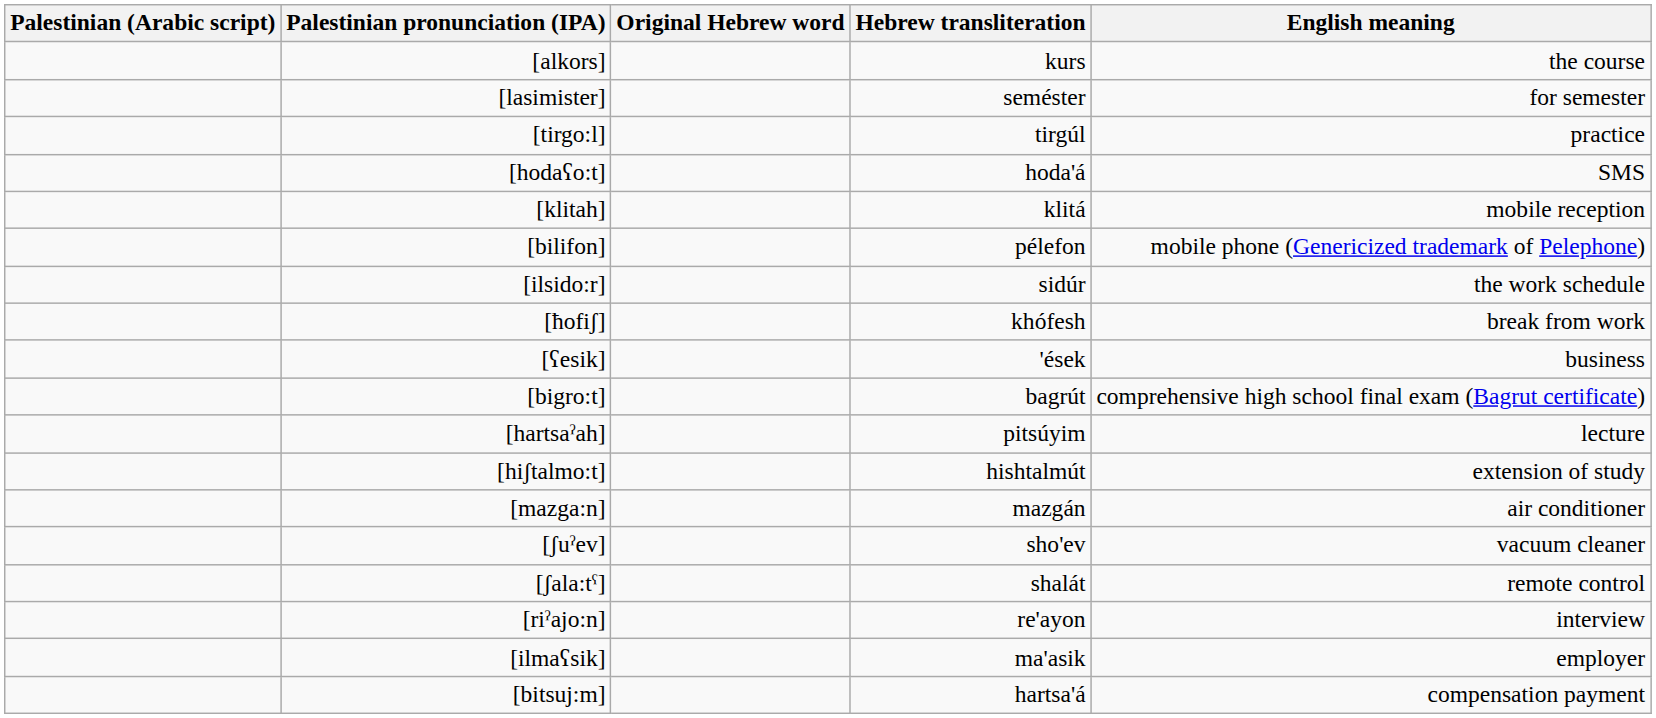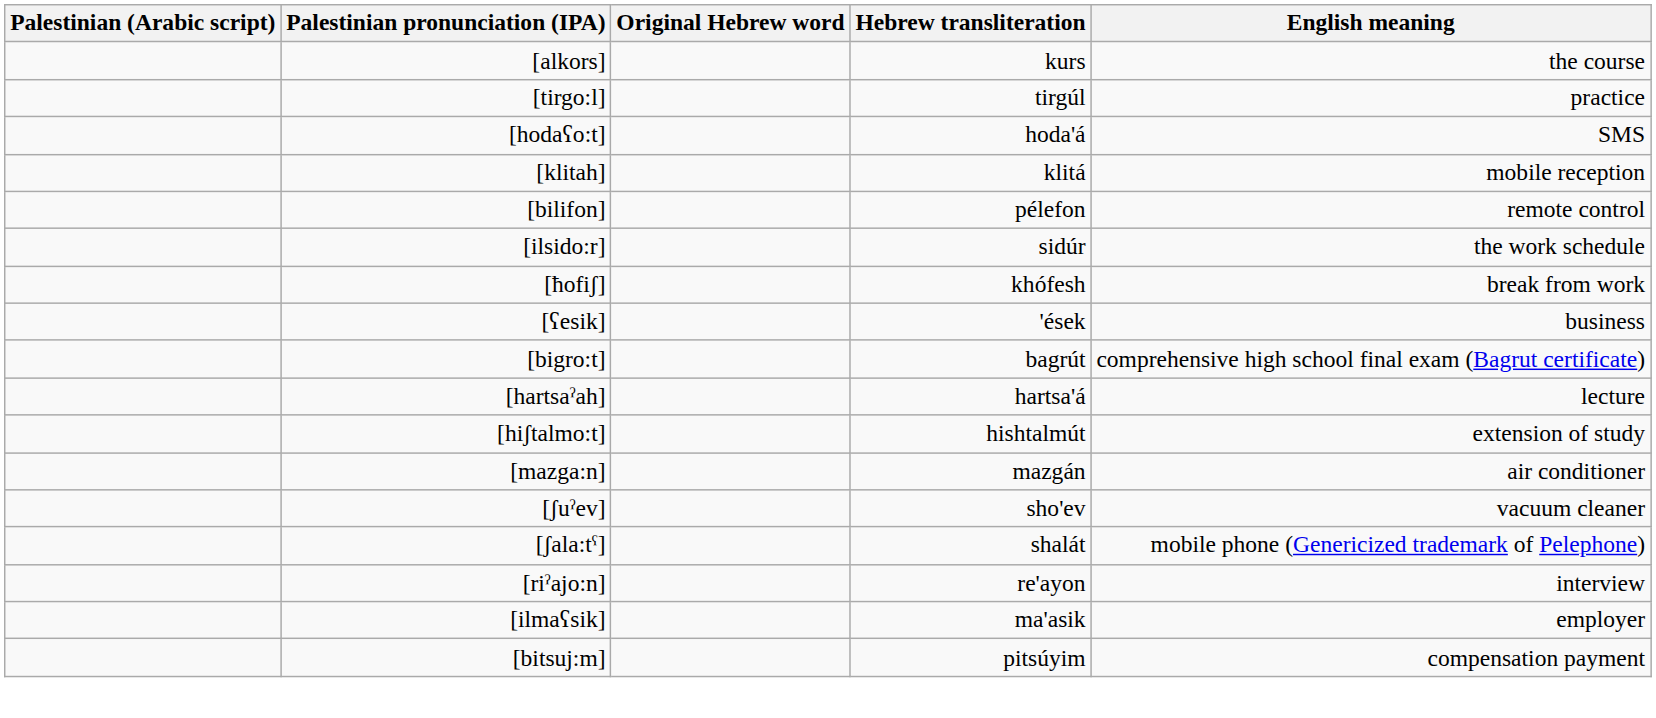- row: (552, 97)
(1398, 246) mobile phone (Genericized trademark of Pelephone) -> (1576, 209) remote control
(1044, 433) pitsúyim -> (1050, 396) hartsa'á
(1576, 582) remote control -> (1398, 545) mobile phone (Genericized trademark of Pelephone)
(1050, 694) hartsa'á -> (1044, 657) pitsúyim
